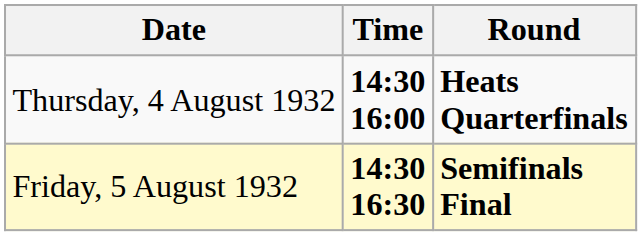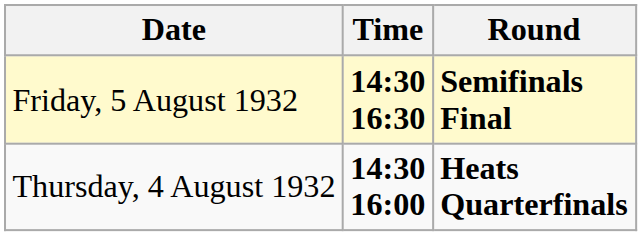rows swapped: (174, 99) <-> (155, 186)
